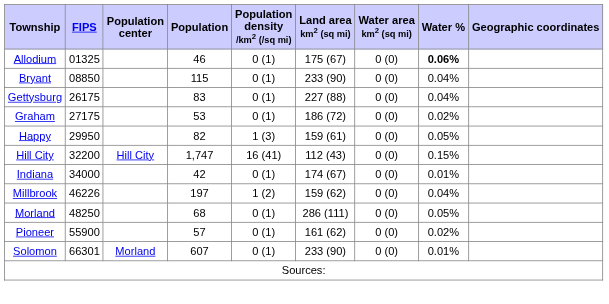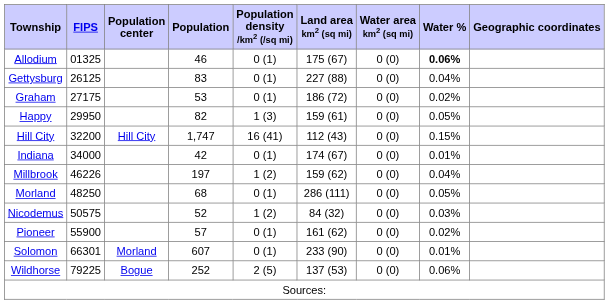- row: (35, 78)
(84, 97) 26175 -> (86, 78) 26125
+ row: (36, 213)
+ row: (36, 270)
